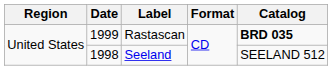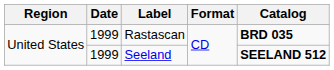(104, 55) 1998 -> (104, 55) 1999
(282, 55) normal -> (283, 55) bold
